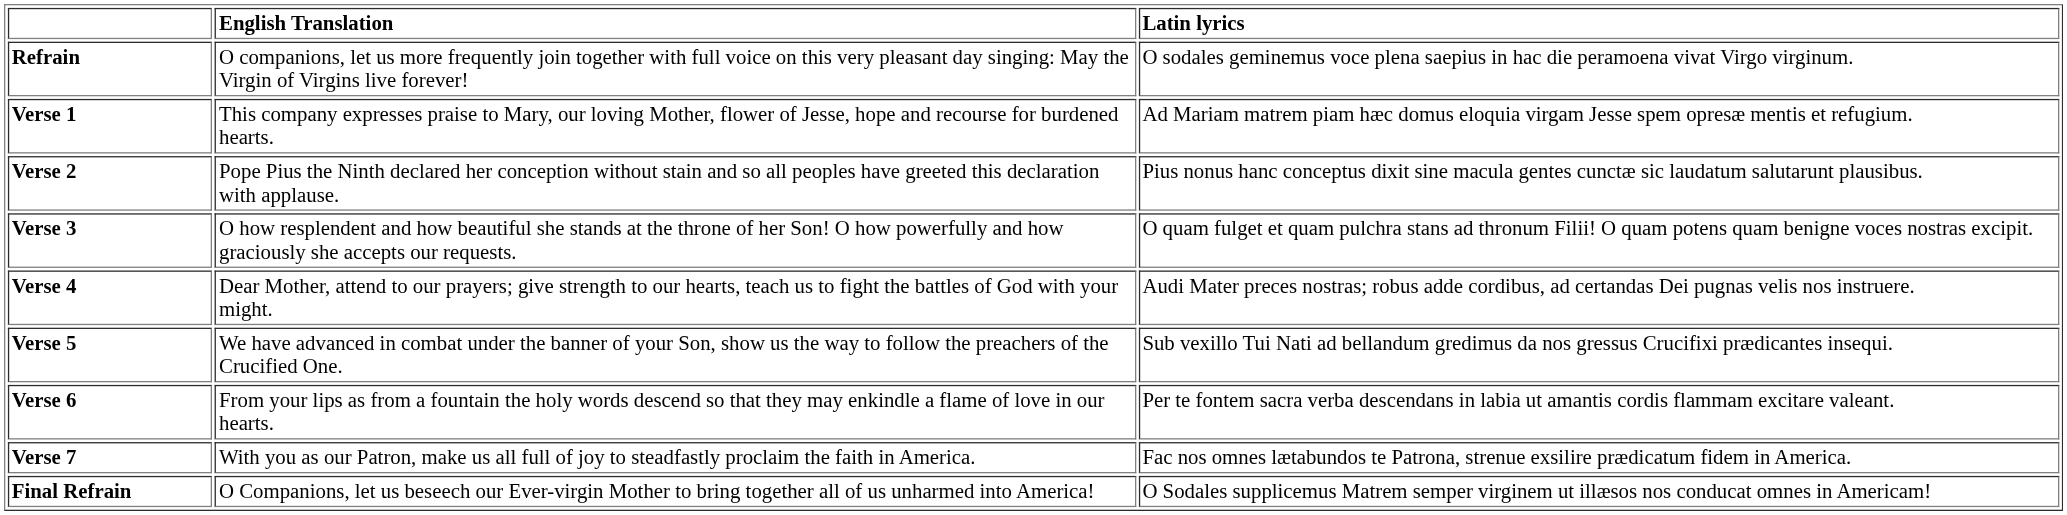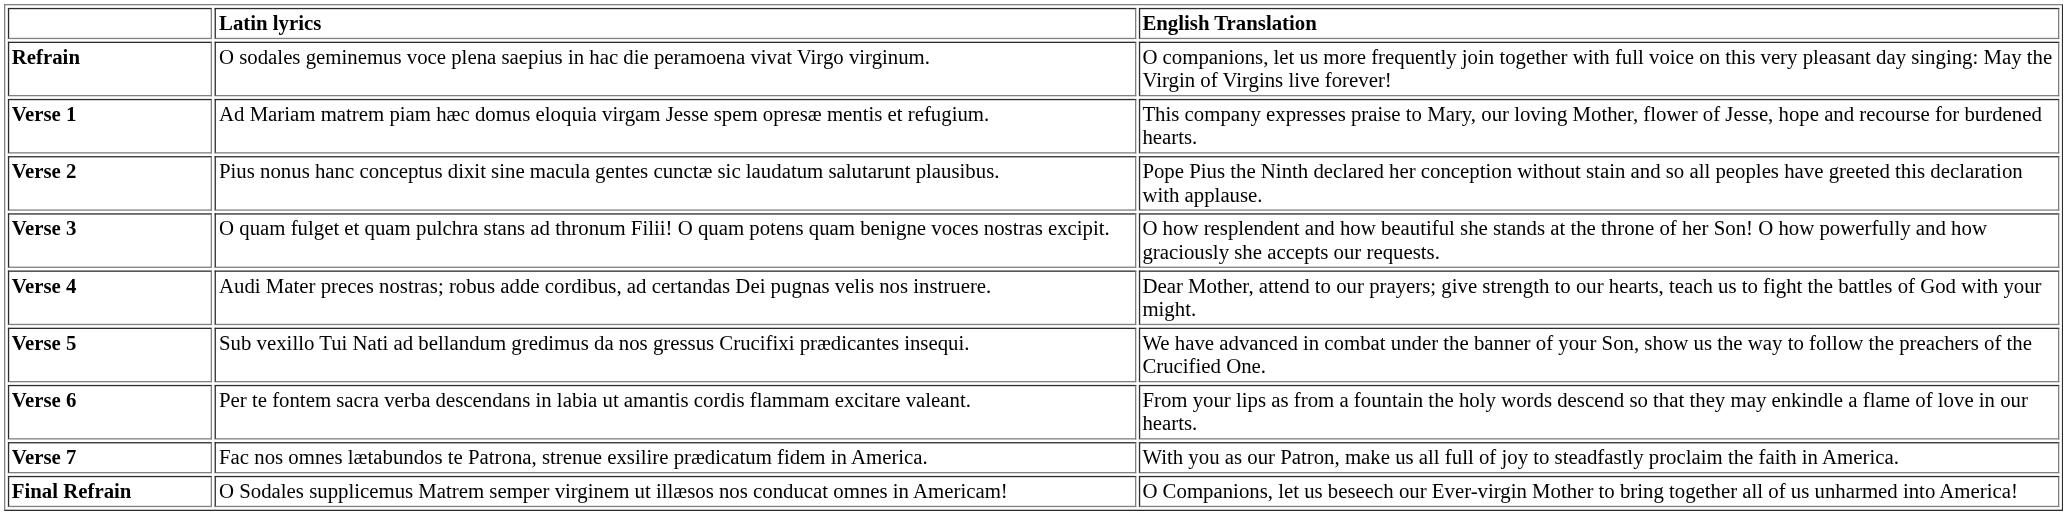columns swapped: (1194, 23) <-> (306, 23)
